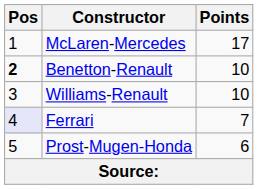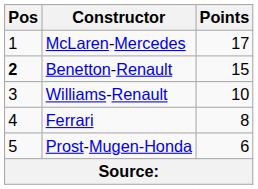(240, 69) 10 -> (240, 69) 15
(13, 121) lavender background -> (13, 121) no background
(245, 121) 7 -> (245, 121) 8
